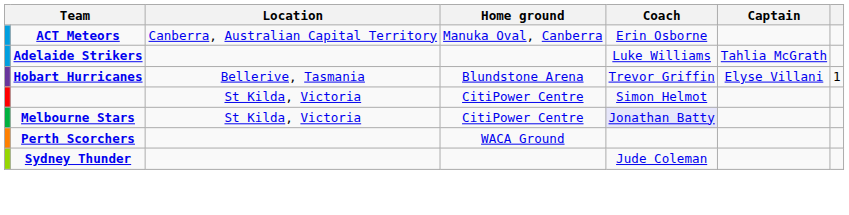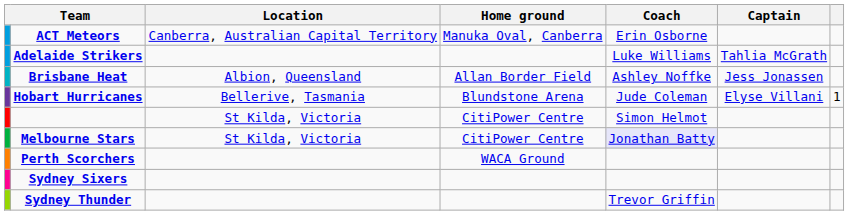+ row: (78, 76)
(662, 76) Trevor Griffin -> (662, 97) Jude Coleman
+ row: (78, 179)
(662, 159) Jude Coleman -> (662, 200) Trevor Griffin
